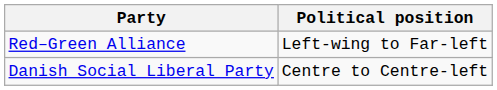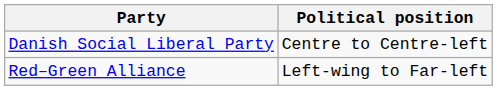rows swapped: (141, 71) <-> (97, 45)
